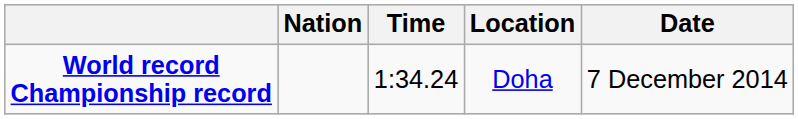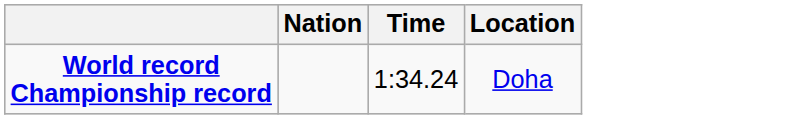- column: (687, 24)
